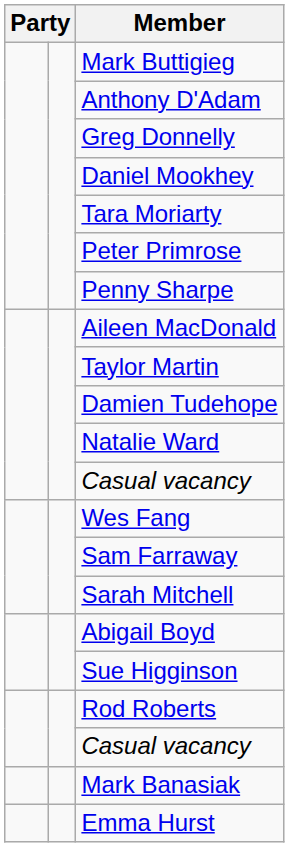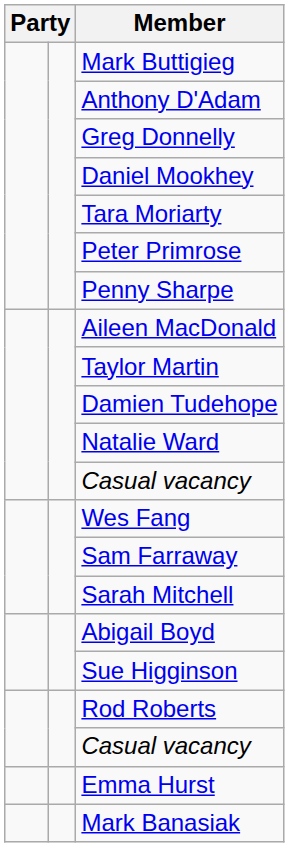rows swapped: (27, 785) <-> (27, 823)
